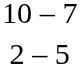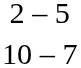rows swapped: (40, 12) <-> (40, 54)
